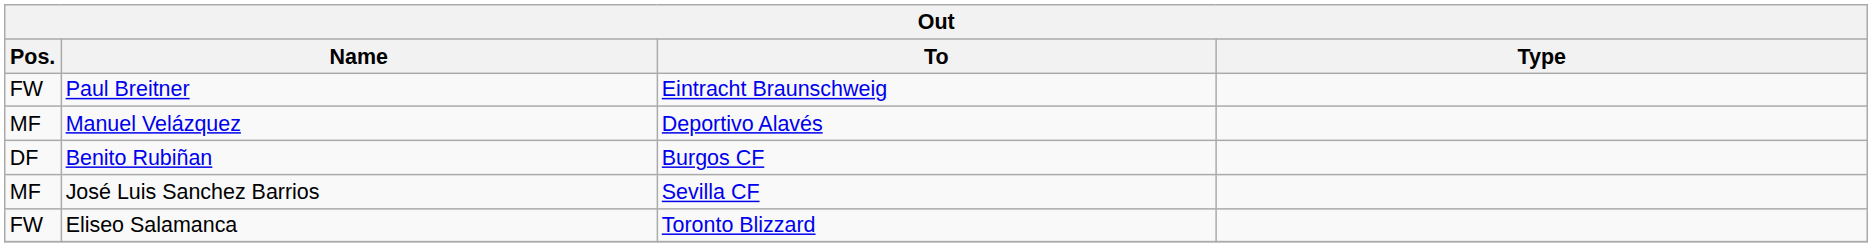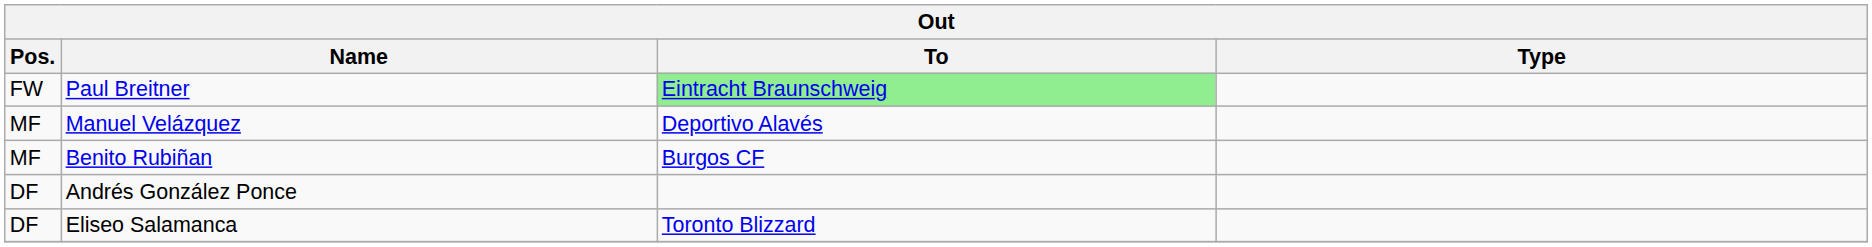(774, 90) no background -> (774, 90) lightgreen background
(24, 158) DF -> (25, 158) MF
- row: (193, 192)
+ row: (181, 192)
(26, 225) FW -> (24, 225) DF
